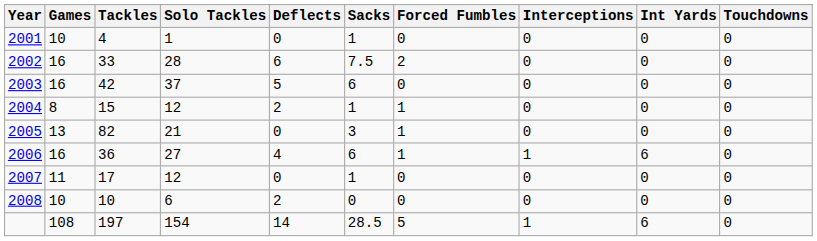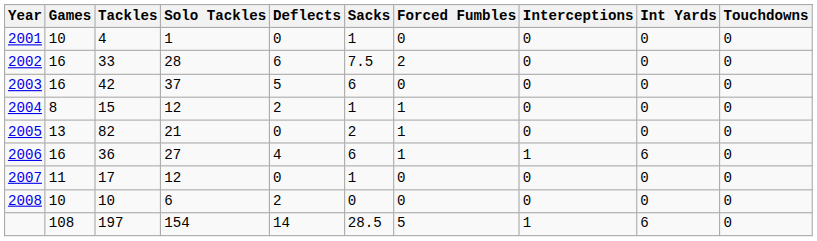(352, 132) 3 -> (352, 132) 2
